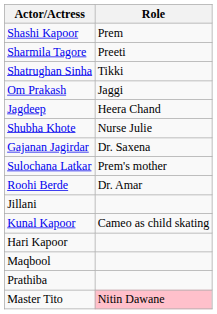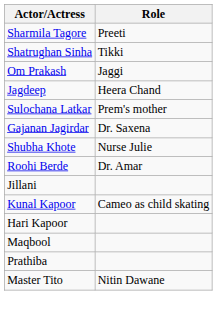- row: (43, 33)
rows swapped: (41, 128) <-> (49, 166)
(131, 299) pink background -> (131, 280) no background
